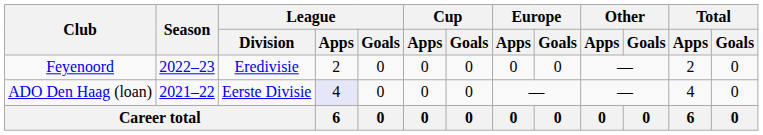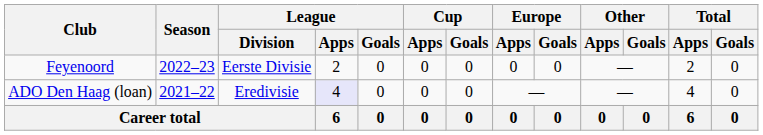(267, 67) Eredivisie -> (267, 67) Eerste Divisie
(267, 92) Eerste Divisie -> (267, 92) Eredivisie
